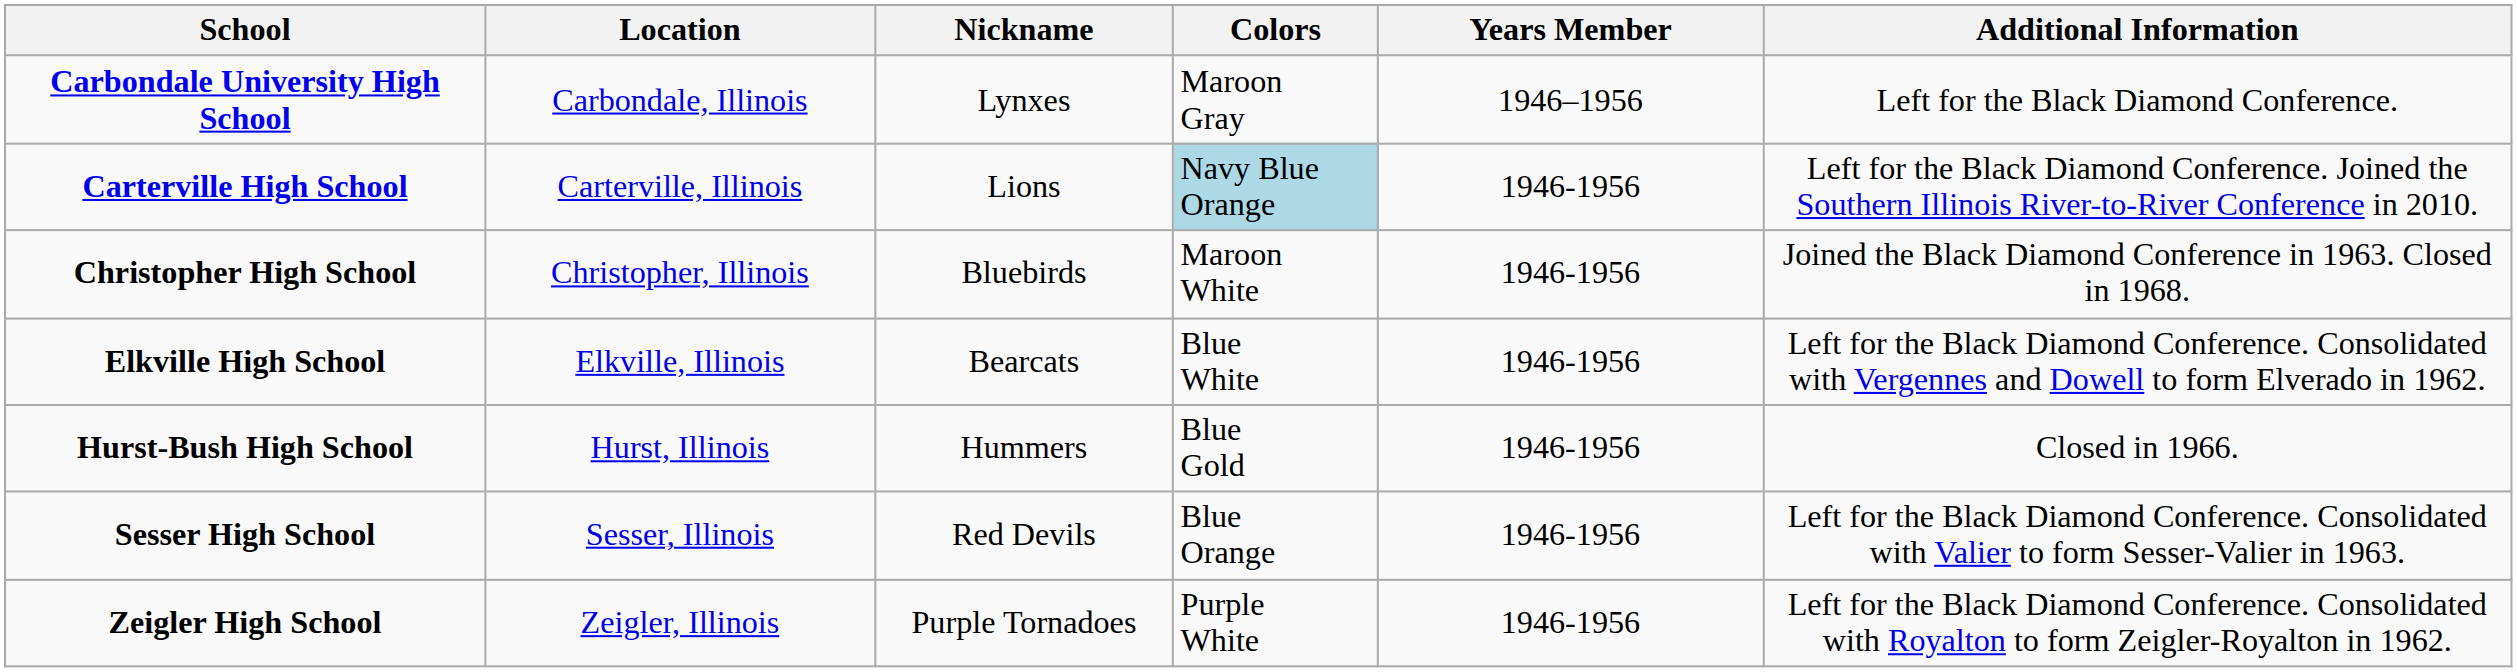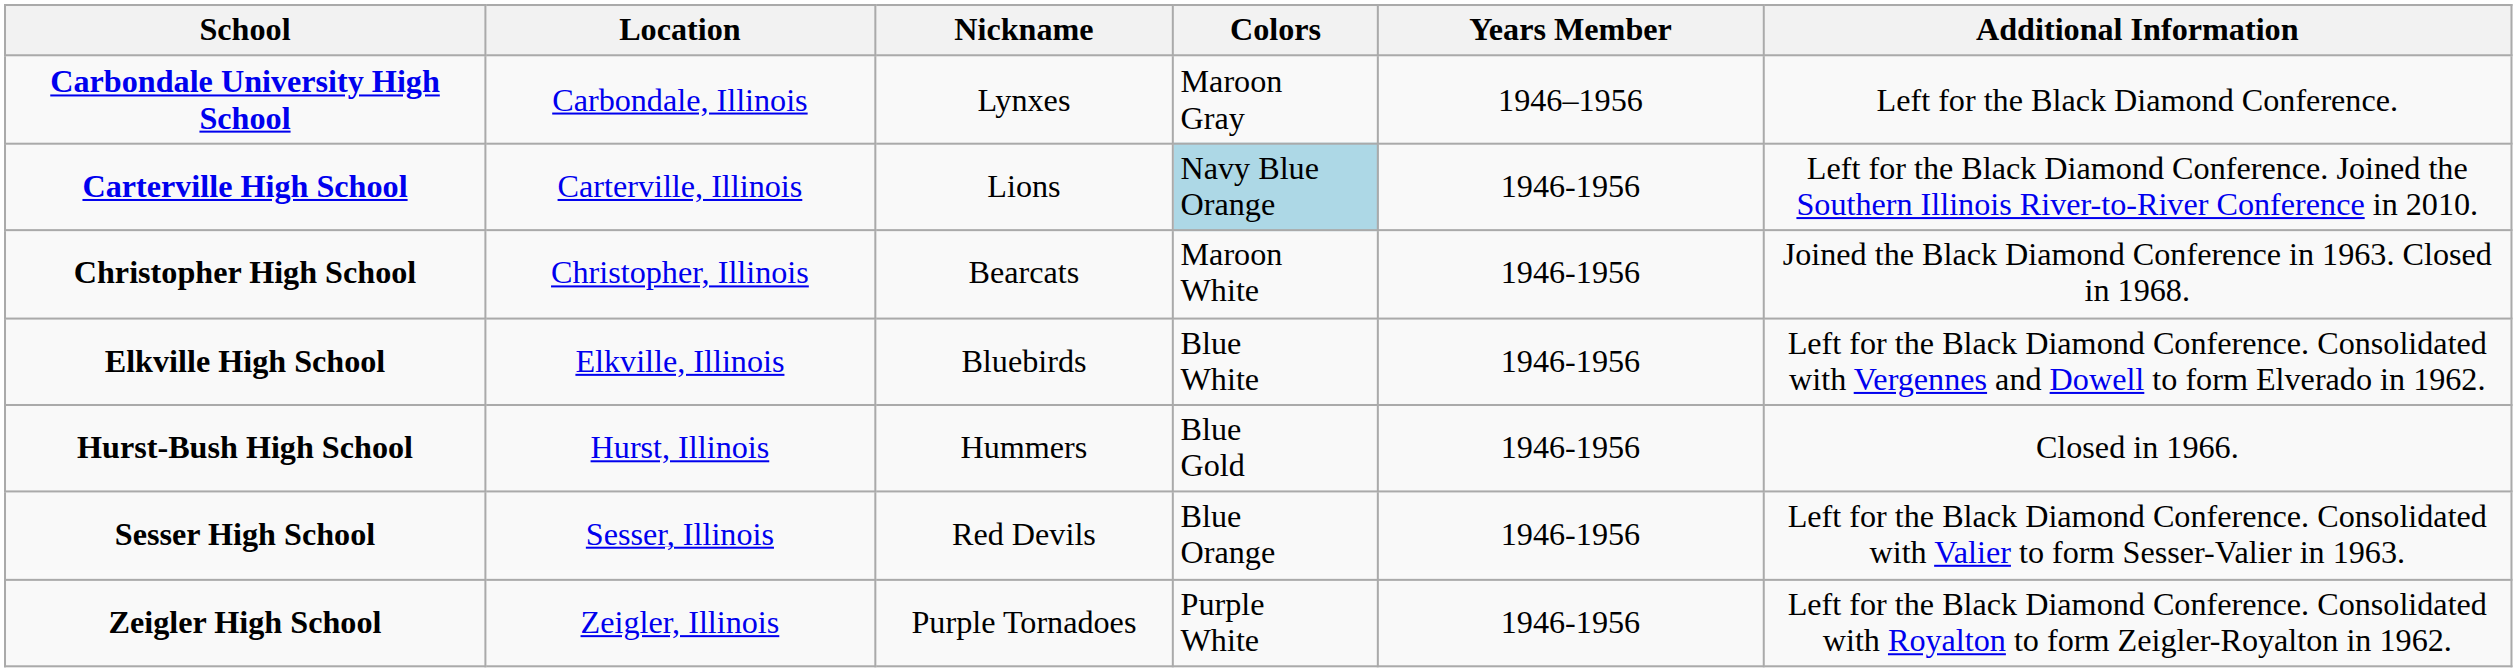(1024, 273) Bluebirds -> (1024, 273) Bearcats
(1024, 360) Bearcats -> (1024, 360) Bluebirds
